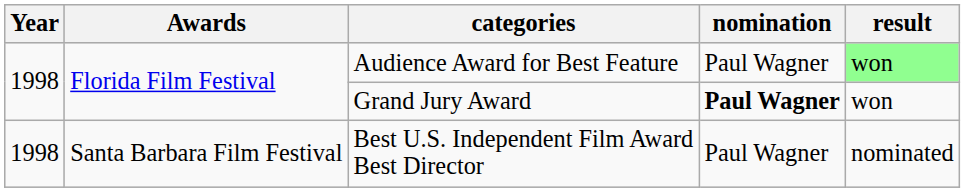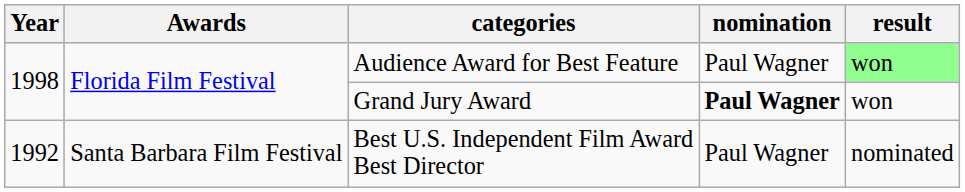(35, 153) 1998 -> (35, 153) 1992
